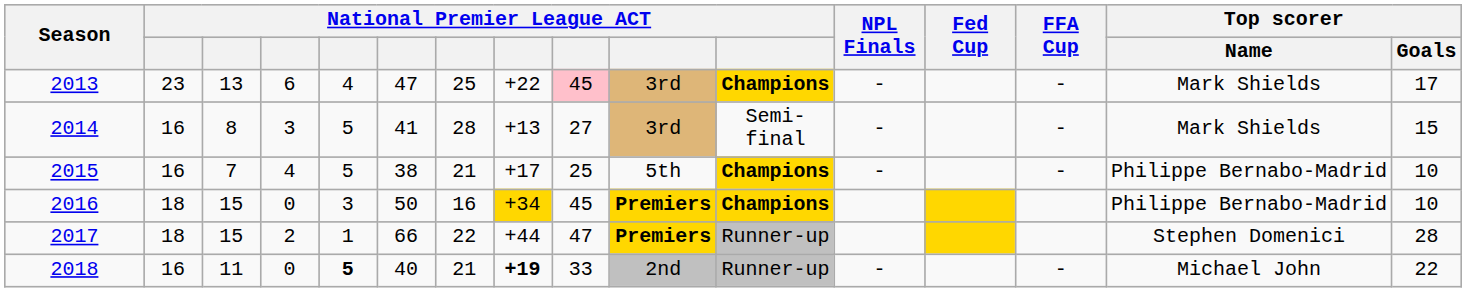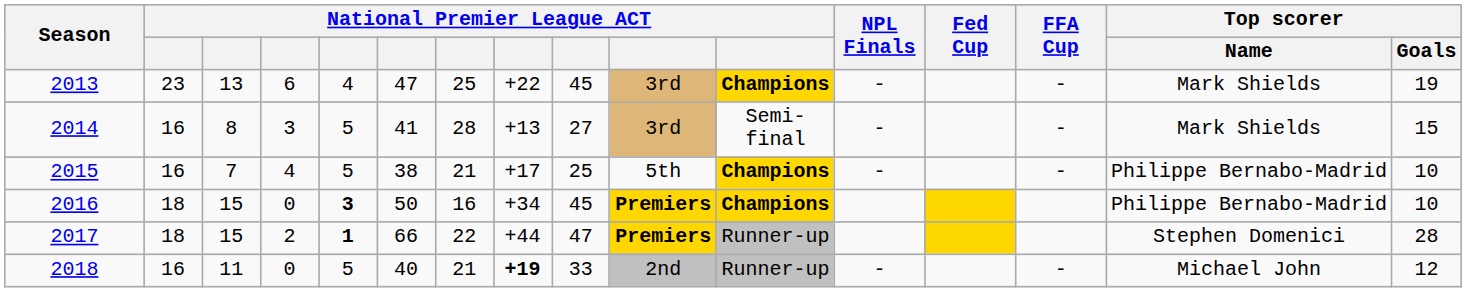(581, 86) pink background -> (581, 86) no background
(1427, 86) 17 -> (1427, 86) 19
(348, 205) normal -> (348, 205) bold
(522, 205) gold background -> (522, 205) no background
(348, 238) normal -> (348, 238) bold
(348, 270) bold -> (348, 270) normal
(1427, 270) 22 -> (1427, 270) 12
